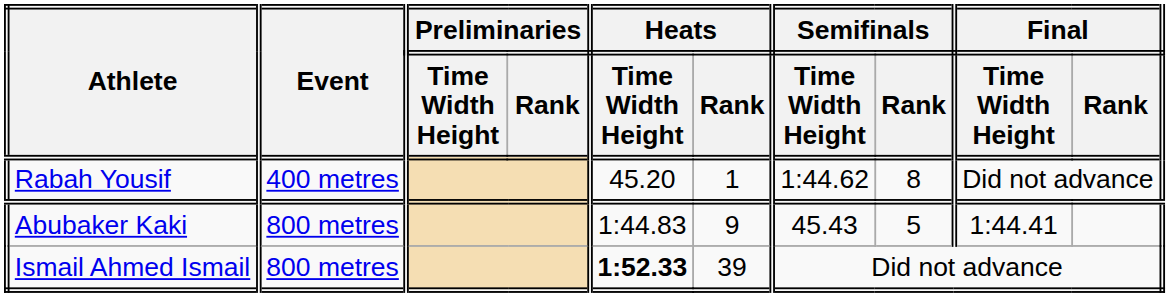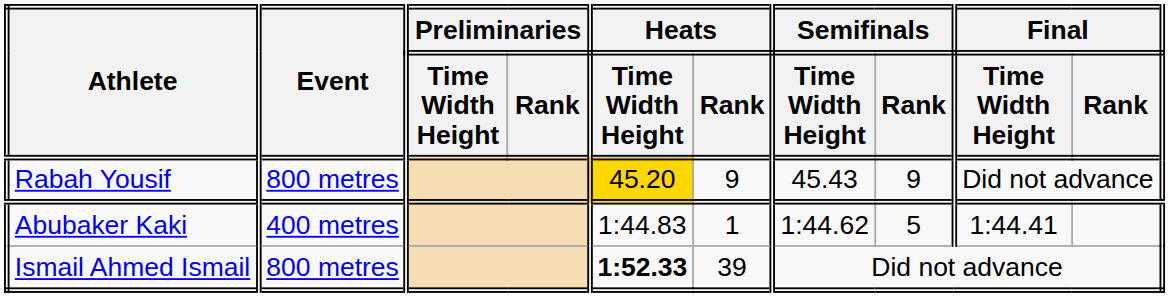(333, 180) 400 metres -> (333, 180) 800 metres
(642, 180) no background -> (642, 180) gold background
(732, 180) 1 -> (732, 180) 9
(825, 180) 1:44.62 -> (825, 180) 45.43
(914, 180) 8 -> (914, 180) 9
(333, 225) 800 metres -> (333, 225) 400 metres
(732, 225) 9 -> (732, 225) 1
(825, 225) 45.43 -> (825, 225) 1:44.62
